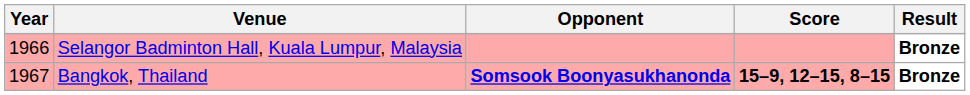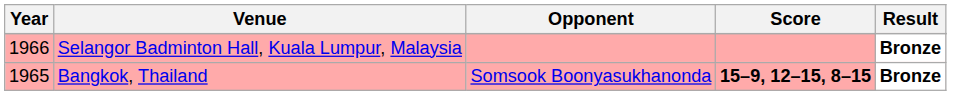(29, 77) 1967 -> (29, 77) 1965
(600, 77) bold -> (591, 77) normal
